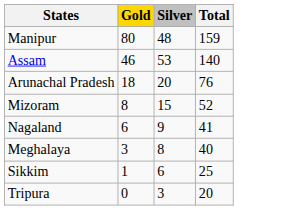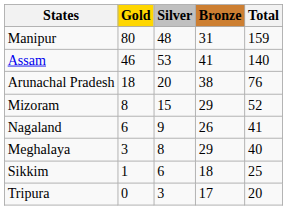+ column: (220, 15)
